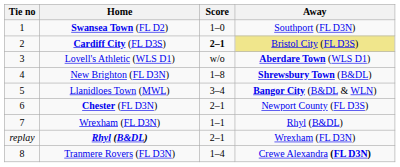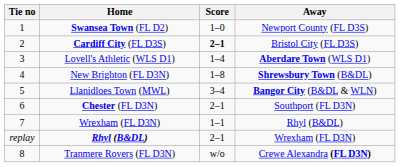(315, 28) Southport (FL D3N) -> (315, 28) Newport County (FL D3S)
(315, 43) khaki background -> (315, 43) no background
(217, 59) w/o -> (217, 59) 1–4
(315, 106) Newport County (FL D3S) -> (315, 106) Southport (FL D3N)
(217, 153) 1–4 -> (217, 153) w/o
